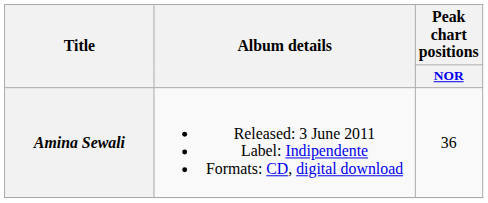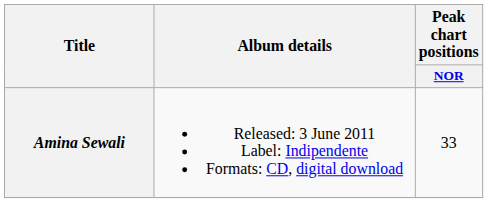(449, 142) 36 -> (449, 142) 33
